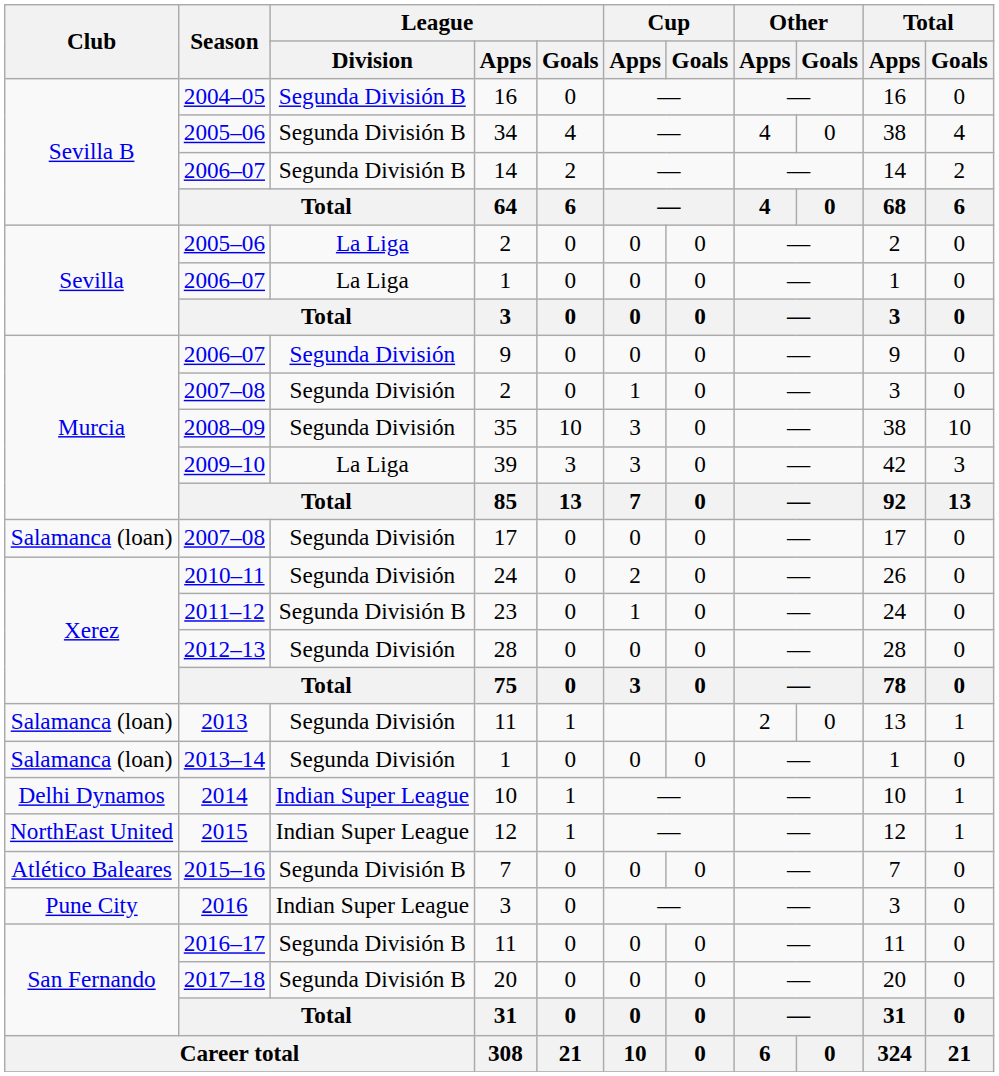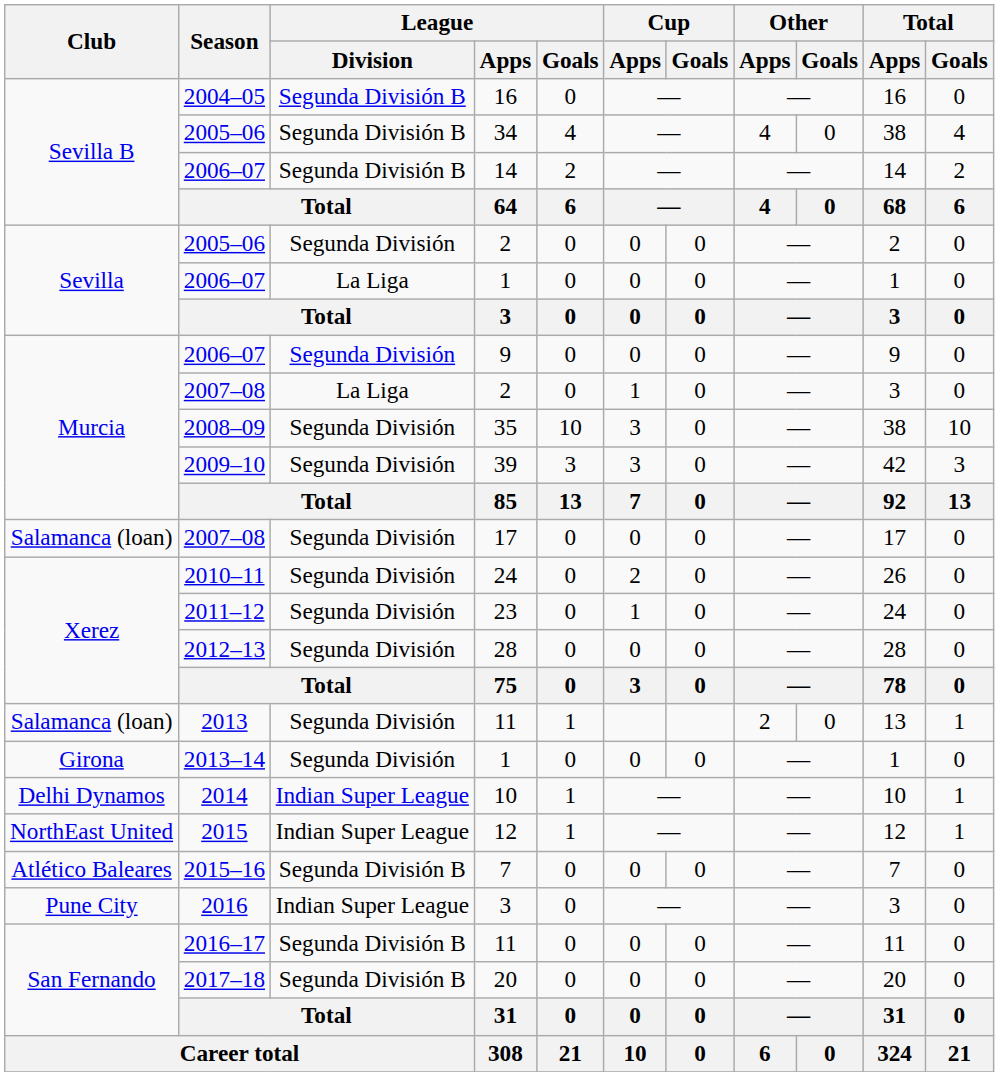(372, 243) La Liga -> (372, 243) Segunda División
(372, 390) Segunda División -> (372, 390) La Liga
(372, 464) La Liga -> (372, 464) Segunda División
(372, 611) Segunda División B -> (372, 611) Segunda División
(92, 758) Salamanca (loan) -> (92, 758) Girona
